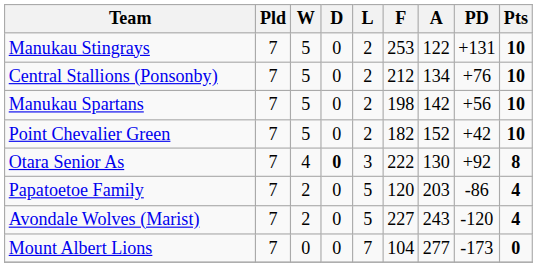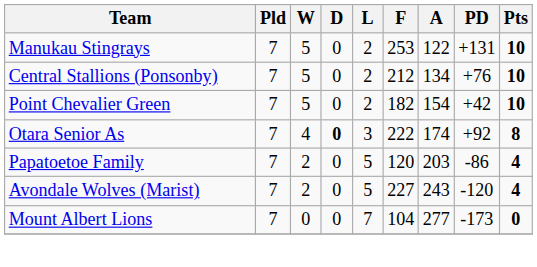- row: (76, 104)
(436, 133) 152 -> (436, 104) 154
(436, 162) 130 -> (436, 133) 174
